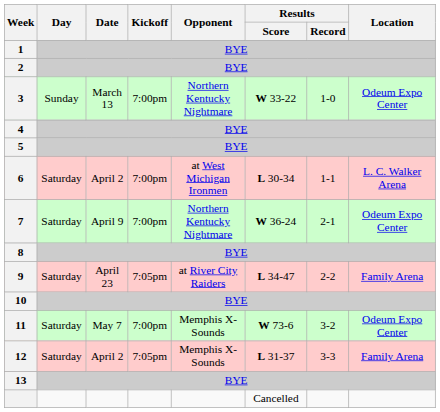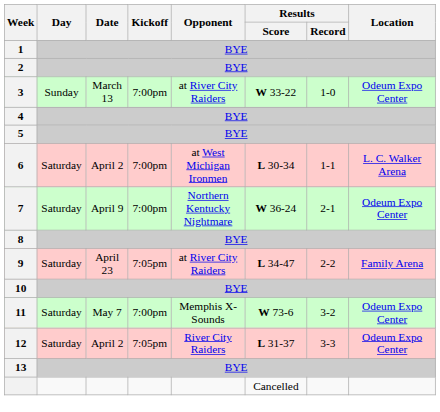(208, 98) Northern Kentucky Nightmare -> (208, 91) at River City Raiders
(208, 356) Memphis X-Sounds -> (208, 343) River City Raiders
(392, 356) Family Arena -> (392, 343) Odeum Expo Center
